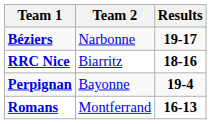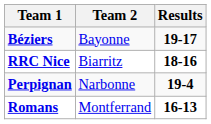(107, 38) Narbonne -> (104, 38) Bayonne
(104, 84) Bayonne -> (107, 84) Narbonne
